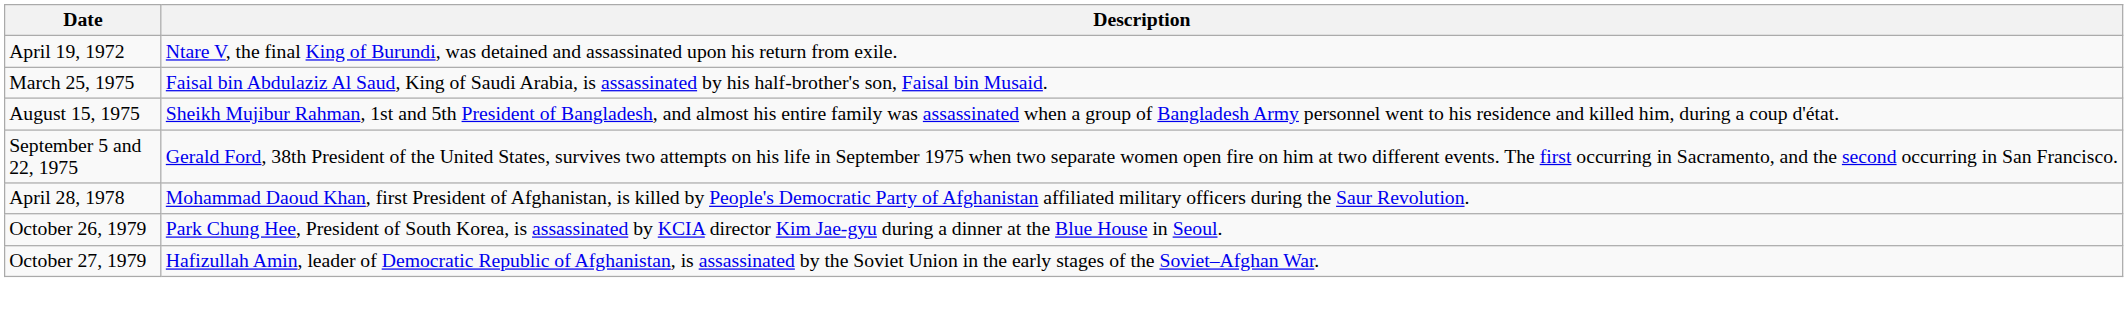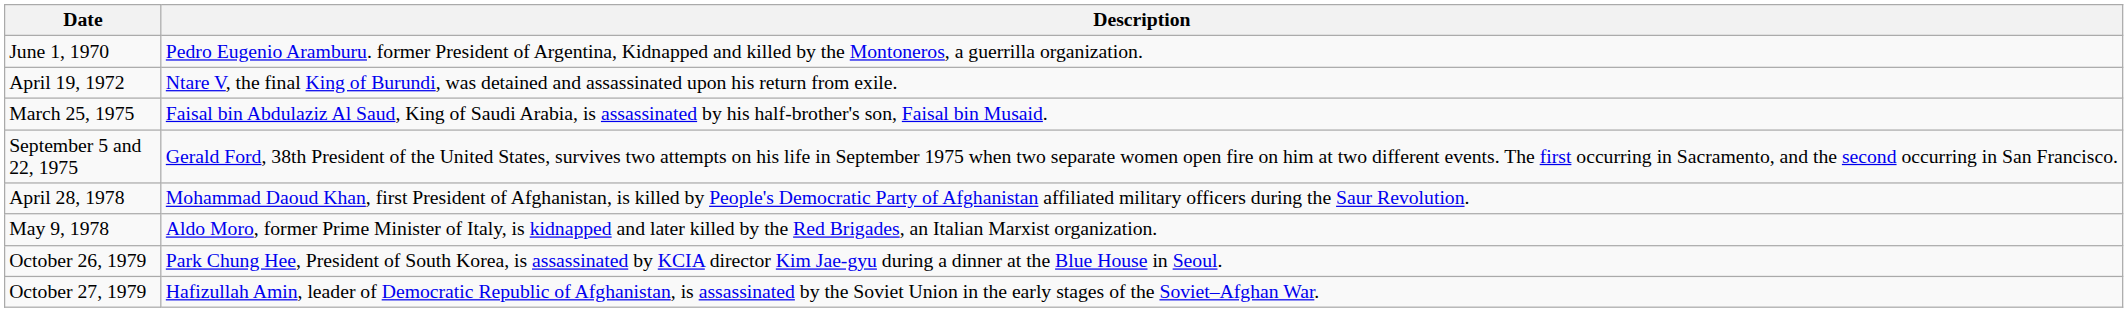+ row: (59, 51)
- row: (74, 113)
+ row: (59, 229)
